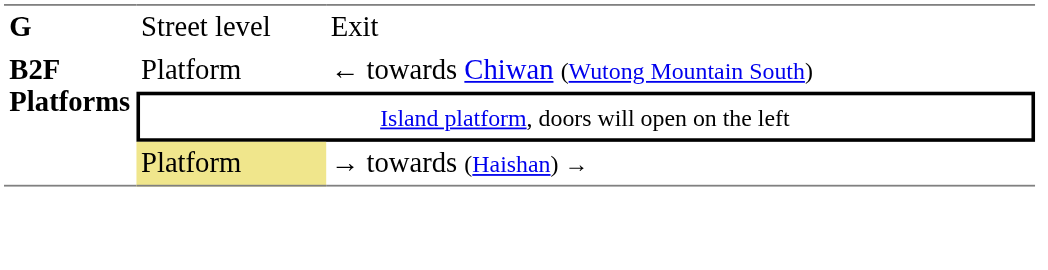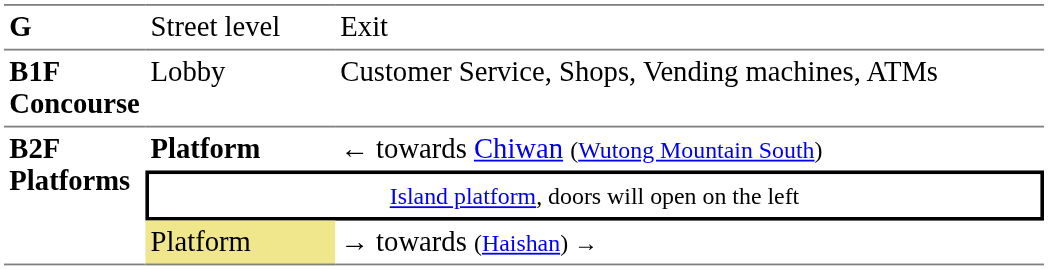+ row: (639, 71)
(191, 69) normal -> (205, 148) bold
